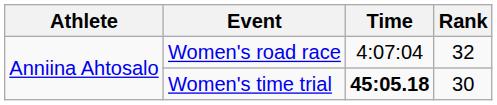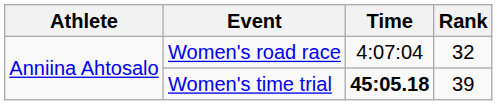(463, 84) 30 -> (463, 84) 39
